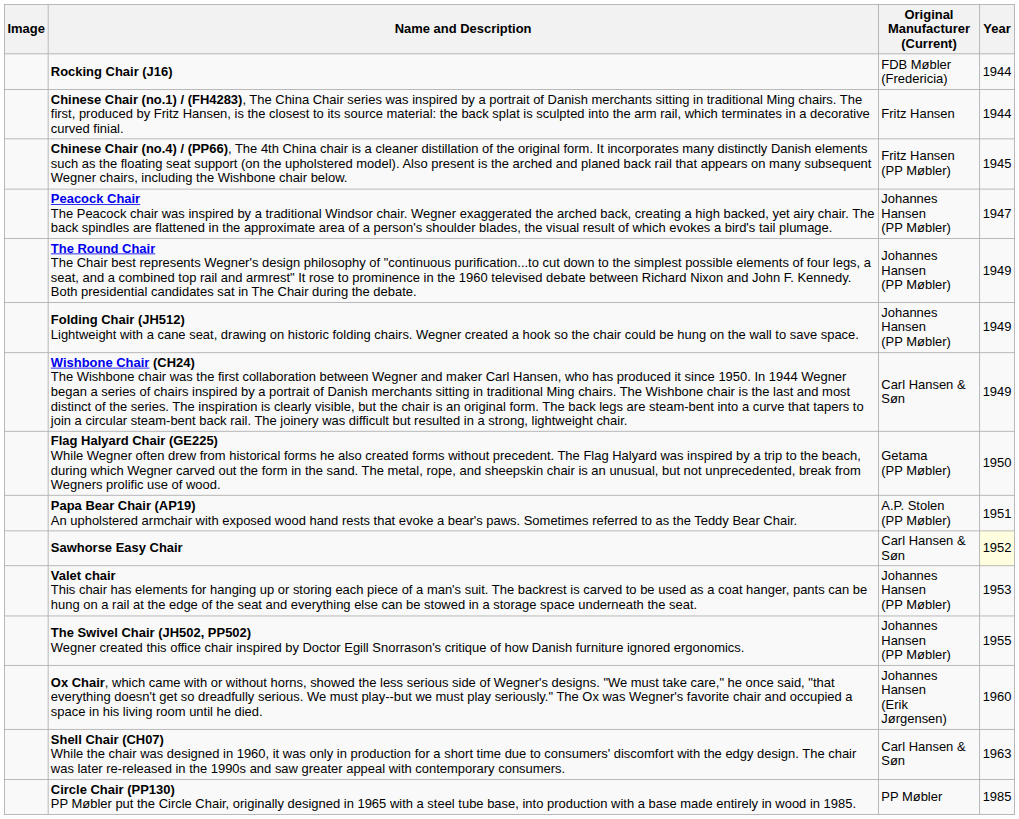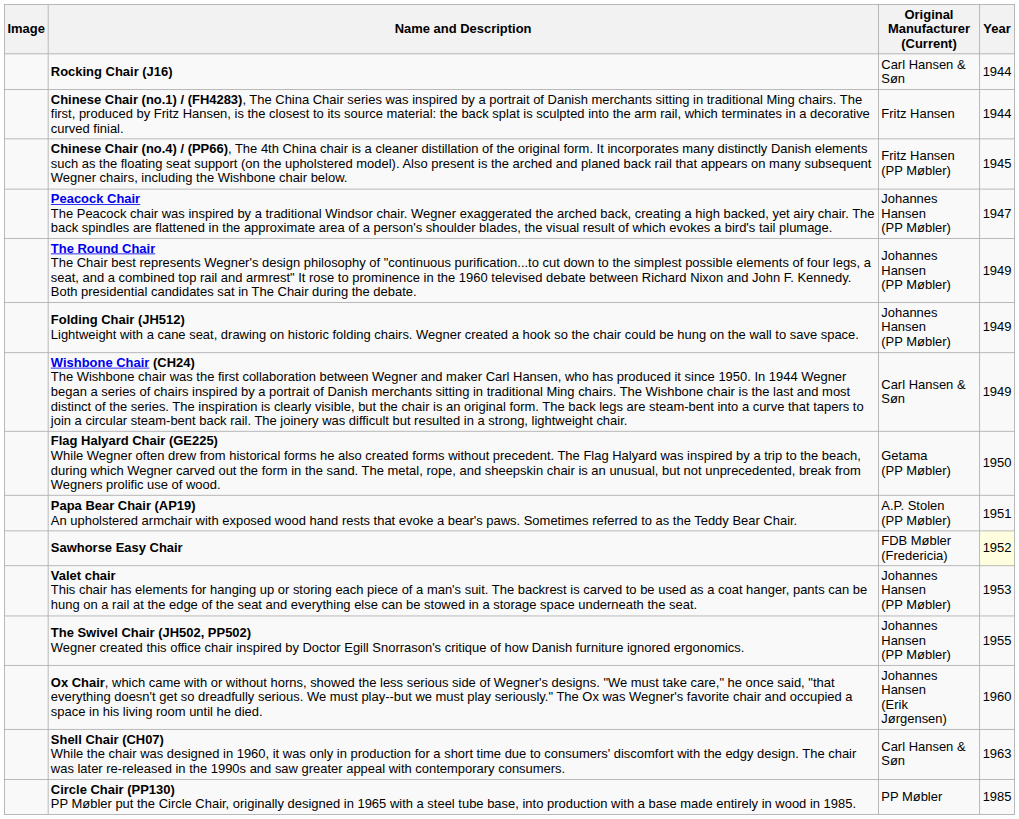(916, 71) FDB Møbler (Fredericia) -> (923, 71) Carl Hansen & Søn
(923, 548) Carl Hansen & Søn -> (916, 548) FDB Møbler (Fredericia)
